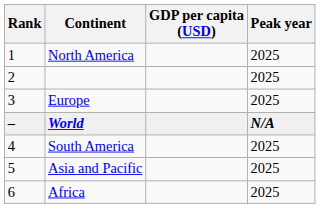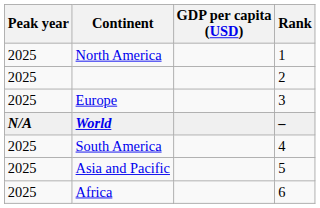columns swapped: (25, 24) <-> (281, 24)
